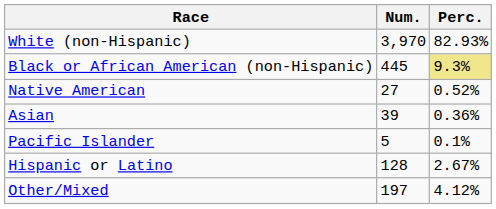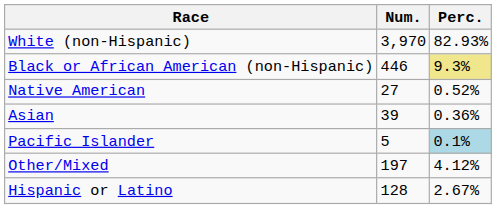(394, 67) 445 -> (394, 67) 446
(452, 141) no background -> (452, 141) lightblue background
rows swapped: (58, 191) <-> (90, 166)
